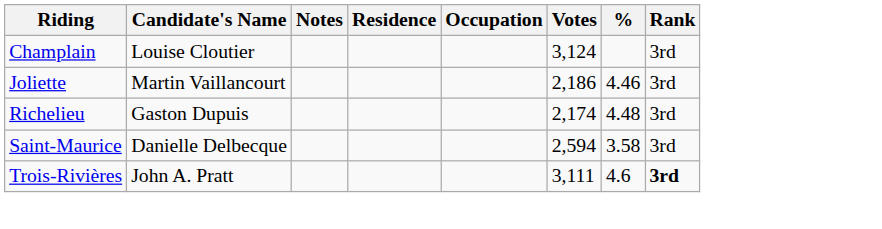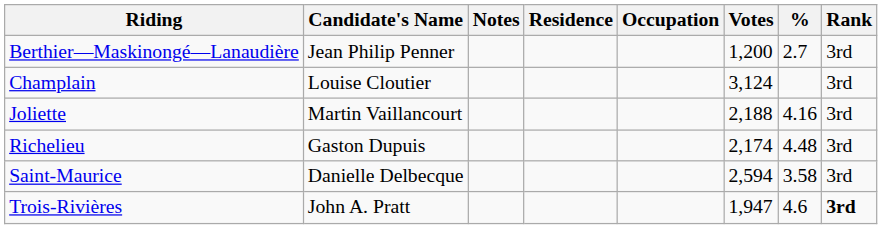+ row: (154, 51)
(574, 82) 2,186 -> (751, 113) 2,188
(623, 82) 4.46 -> (800, 113) 4.16
(573, 176) 3,111 -> (751, 207) 1,947
